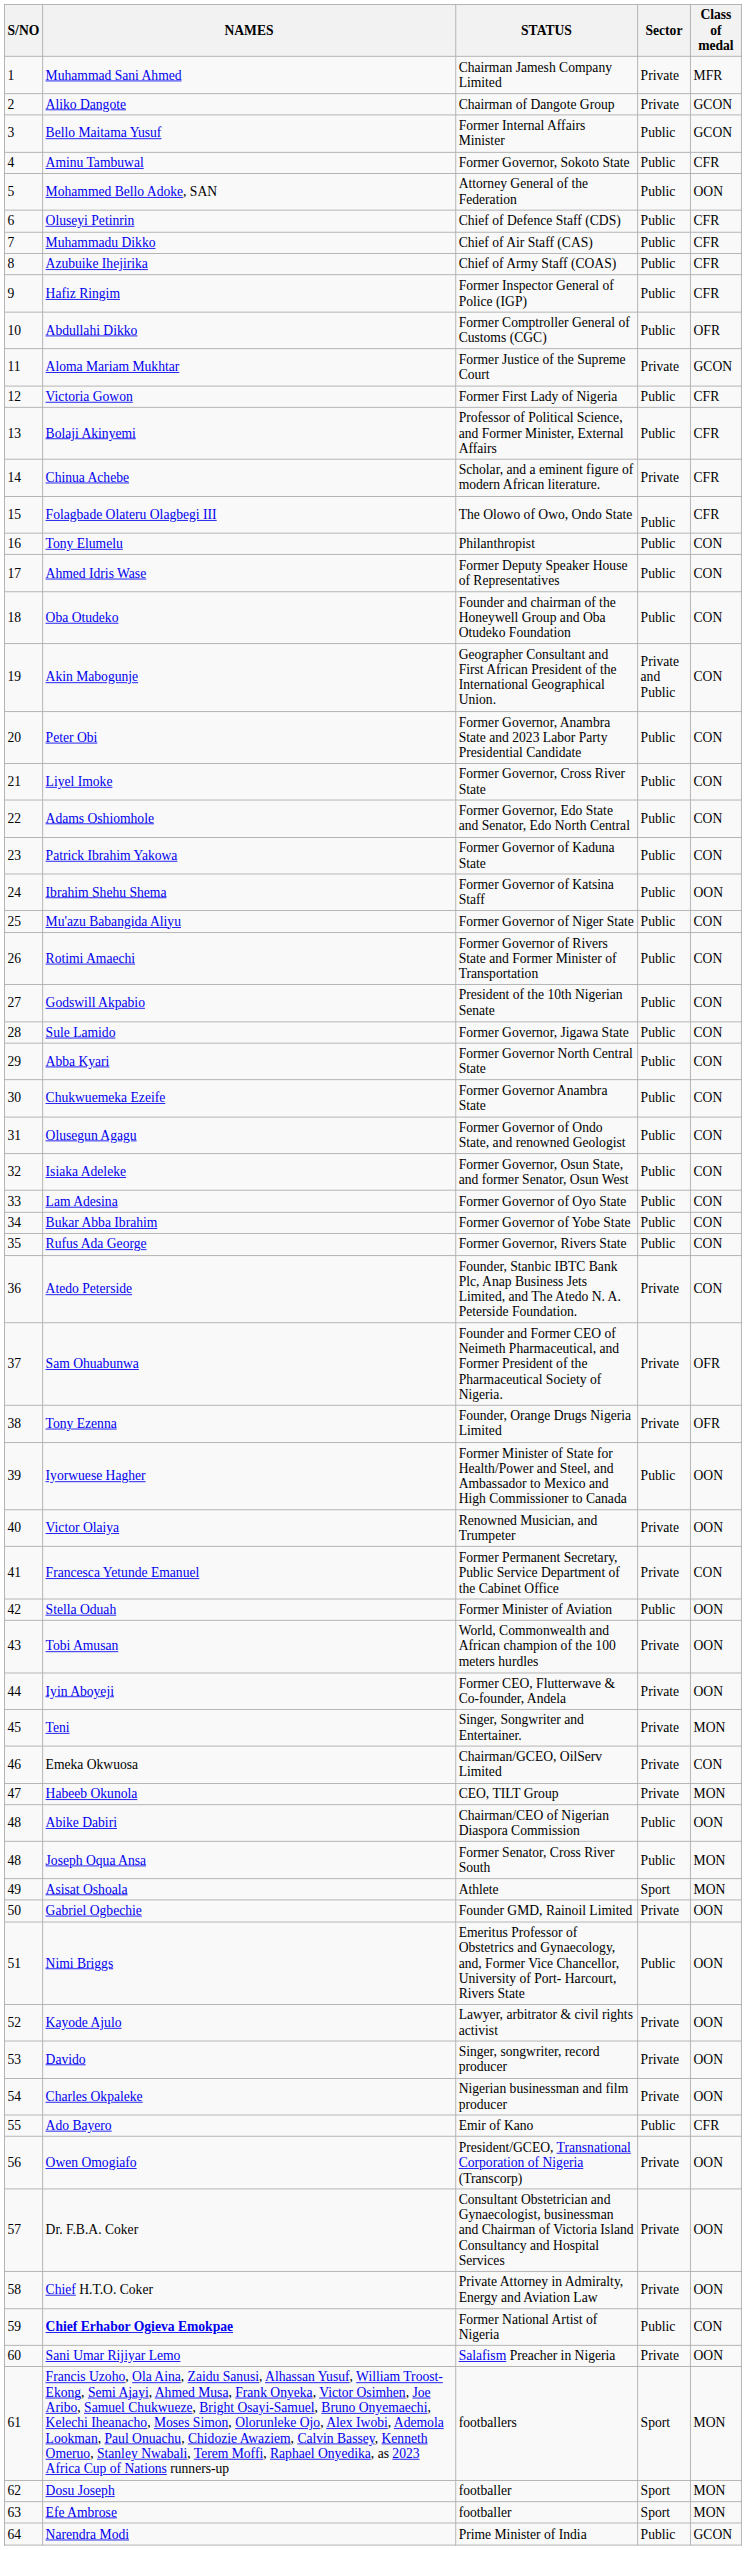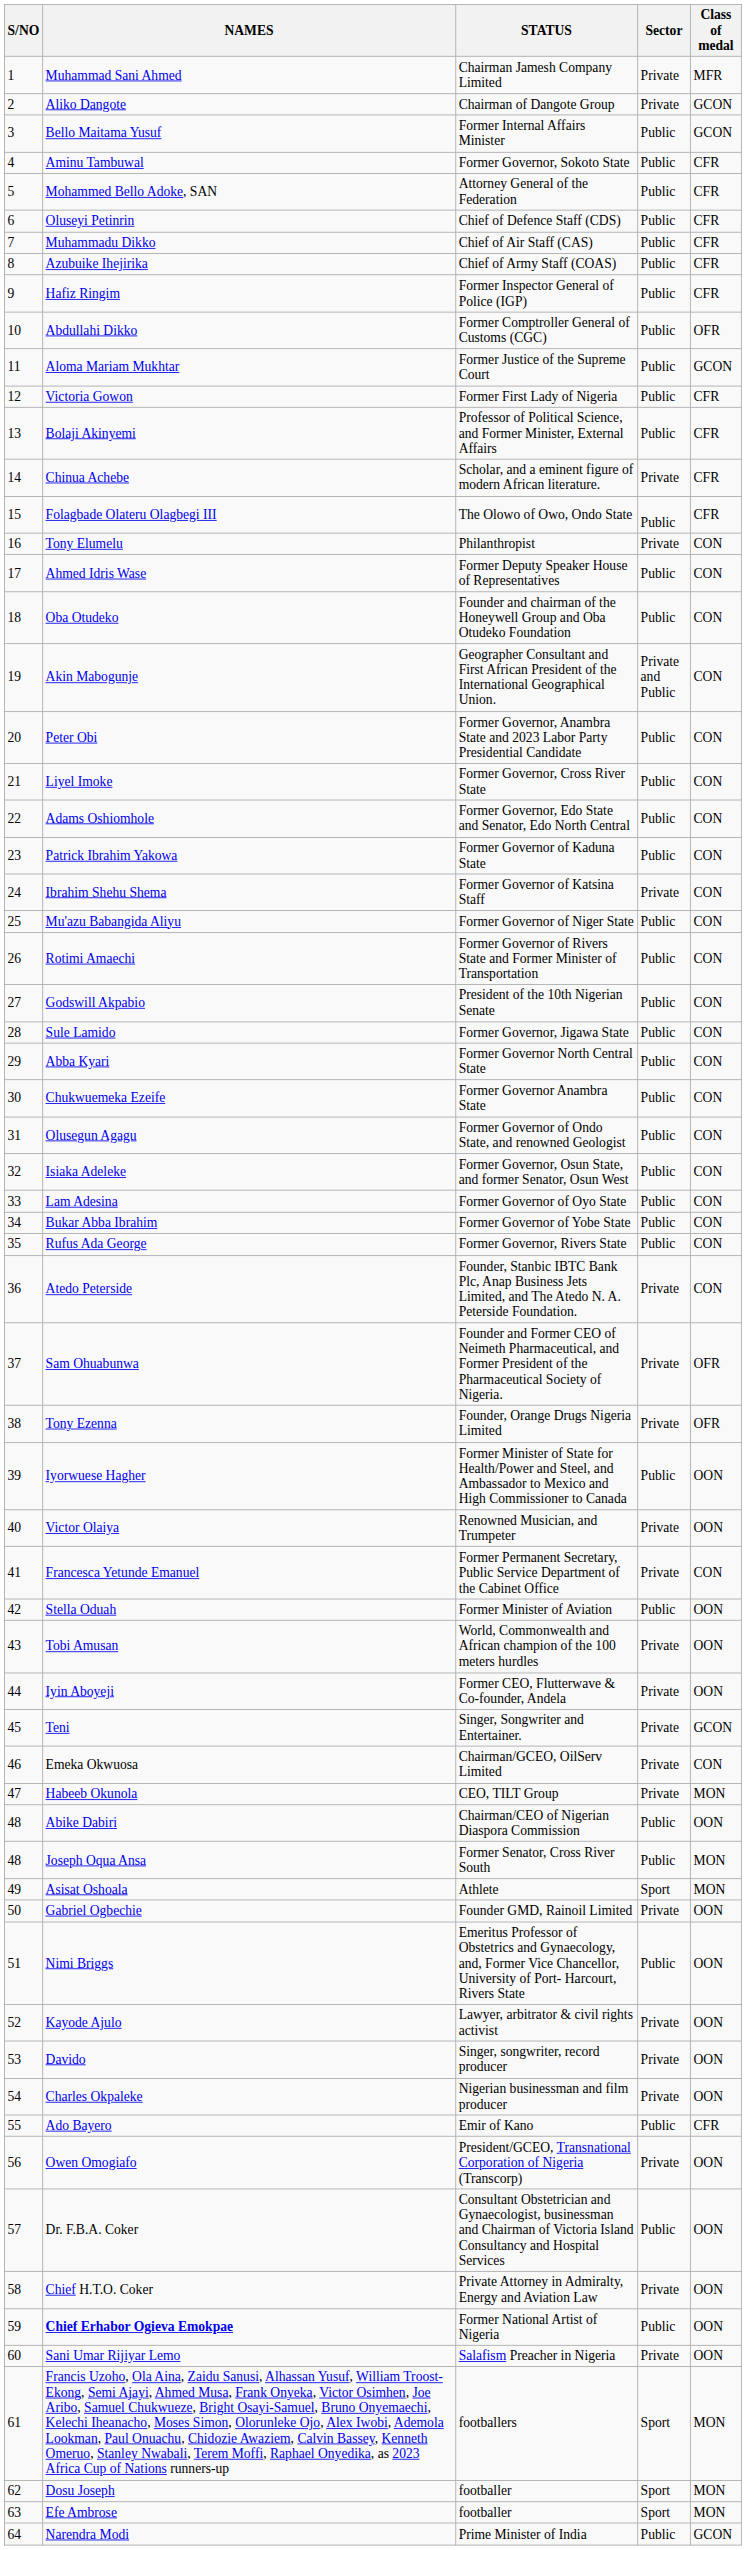(708, 191) OON -> (706, 191) CFR
(660, 367) Private -> (658, 367) Public
(658, 543) Public -> (660, 543) Private
(658, 892) Public -> (660, 892) Private
(708, 892) OON -> (708, 892) CON
(709, 1727) MON -> (713, 1727) GCON
(660, 2230) Private -> (658, 2230) Public
(708, 2326) CON -> (708, 2326) OON
